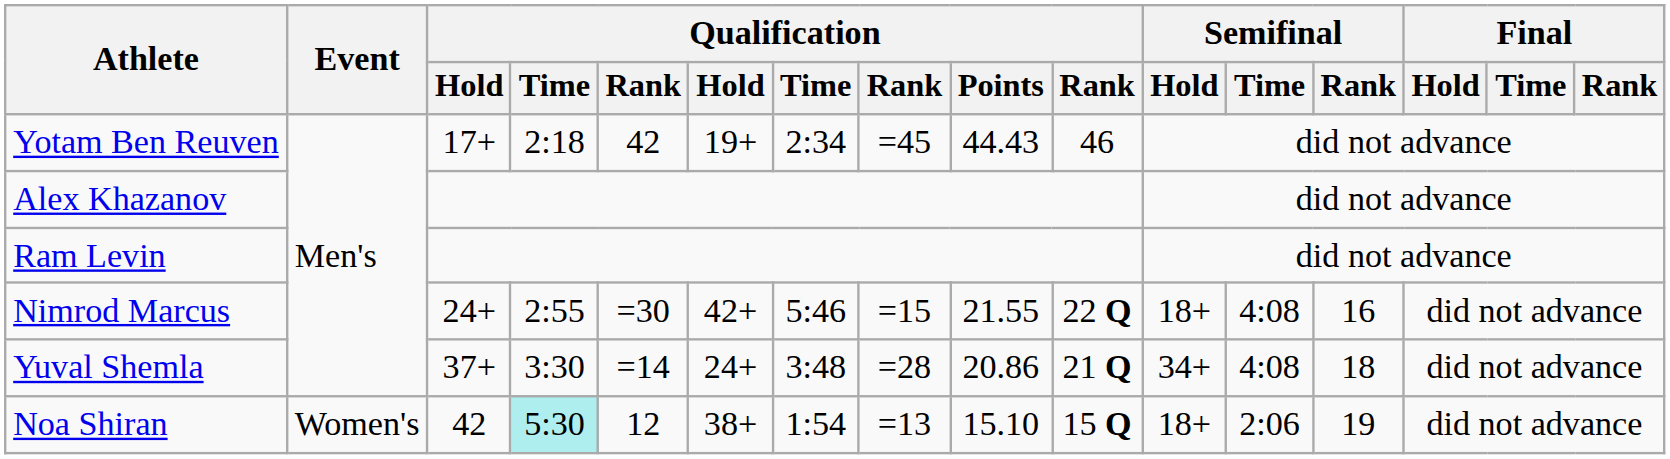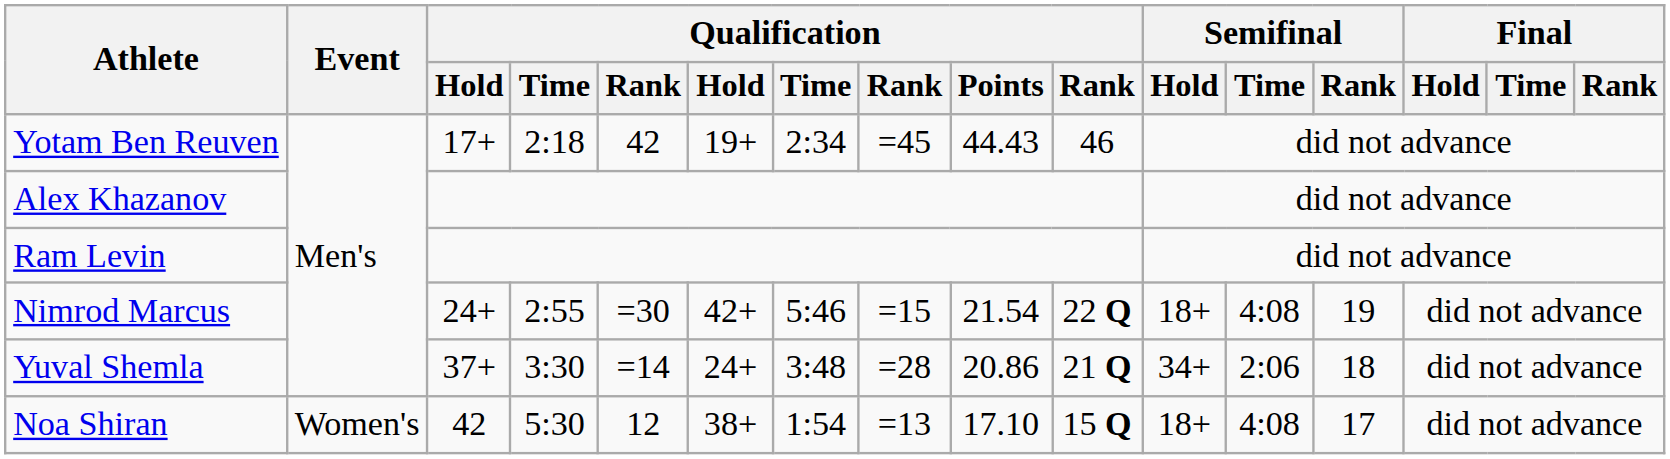(1001, 311) 21.55 -> (1001, 311) 21.54
(1358, 311) 16 -> (1358, 311) 19
(1270, 367) 4:08 -> (1270, 367) 2:06
(554, 424) paleturquoise background -> (554, 424) no background
(1001, 424) 15.10 -> (1001, 424) 17.10
(1270, 424) 2:06 -> (1270, 424) 4:08
(1358, 424) 19 -> (1358, 424) 17
